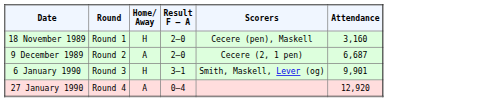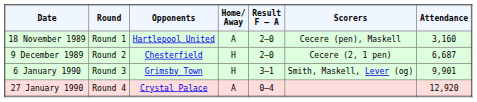+ column: (174, 18)
(145, 39) H -> (233, 39) A
(145, 55) A -> (233, 55) H
